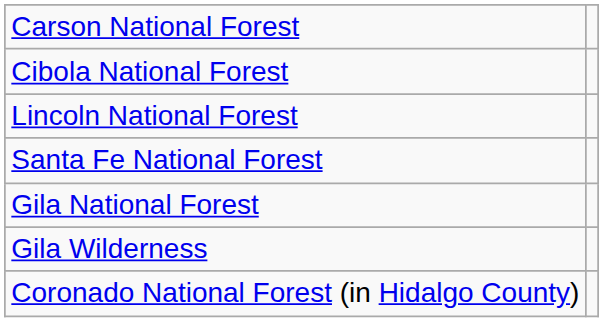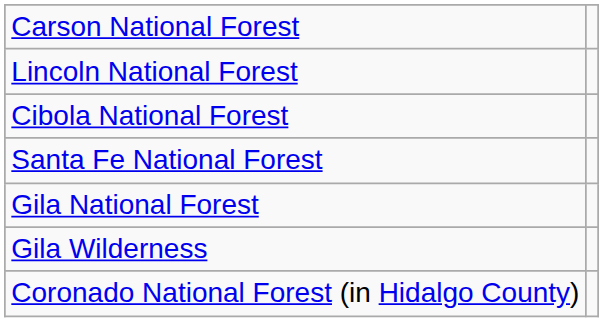rows swapped: (150, 71) <-> (155, 115)
